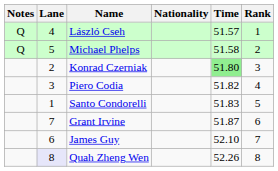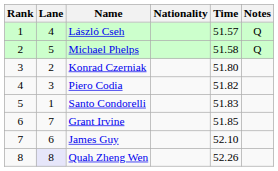columns swapped: (258, 13) <-> (21, 13)
(226, 67) lightgreen background -> (226, 67) no background
(226, 121) 51.87 -> (226, 121) 51.85
